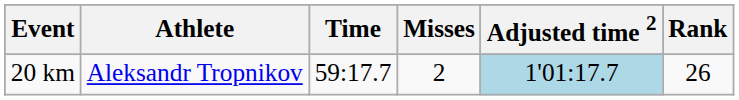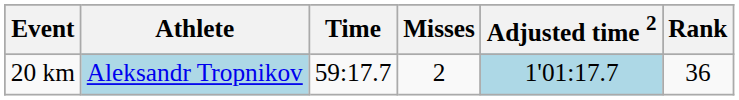(195, 74) no background -> (195, 74) lightblue background
(698, 74) 26 -> (698, 74) 36
